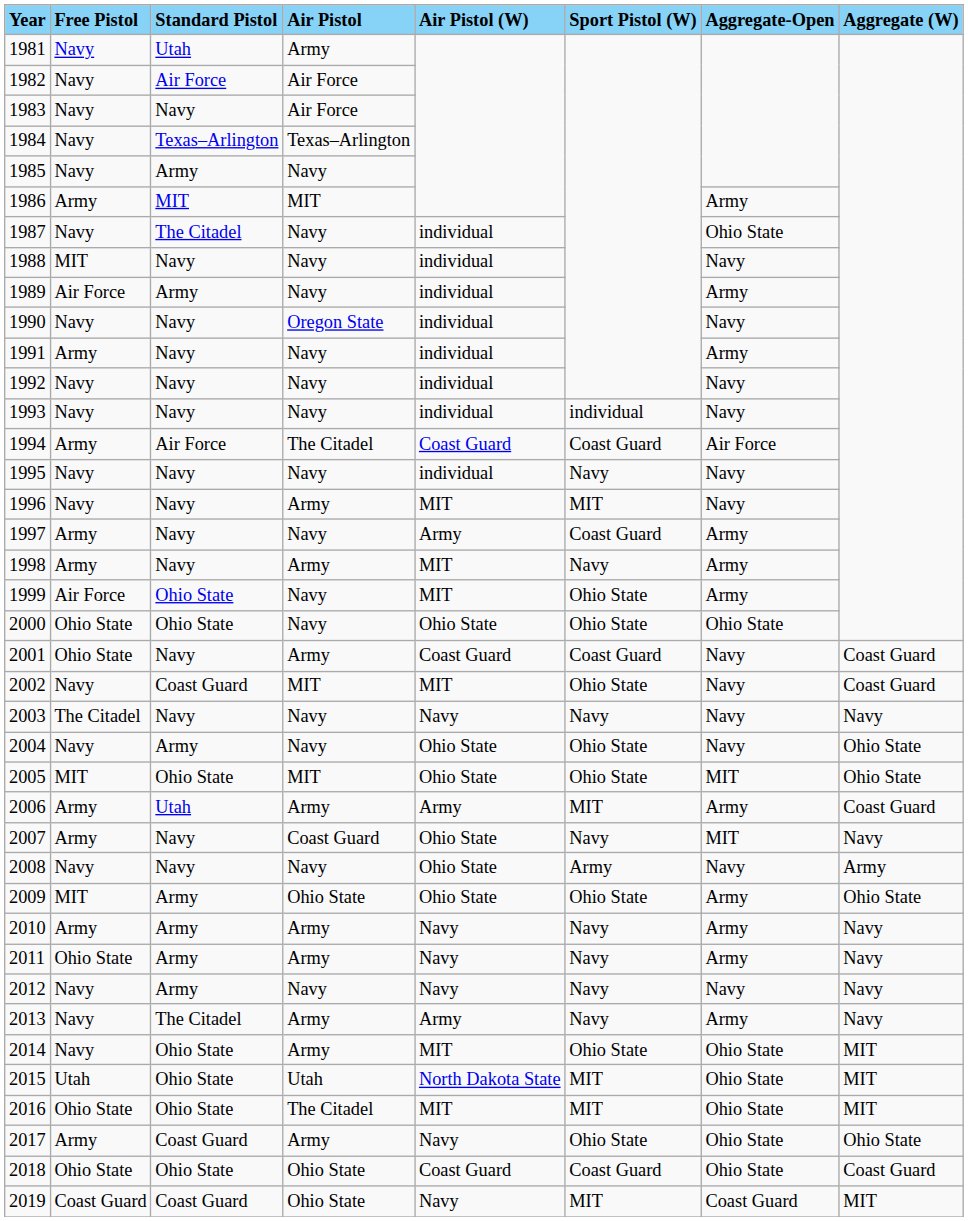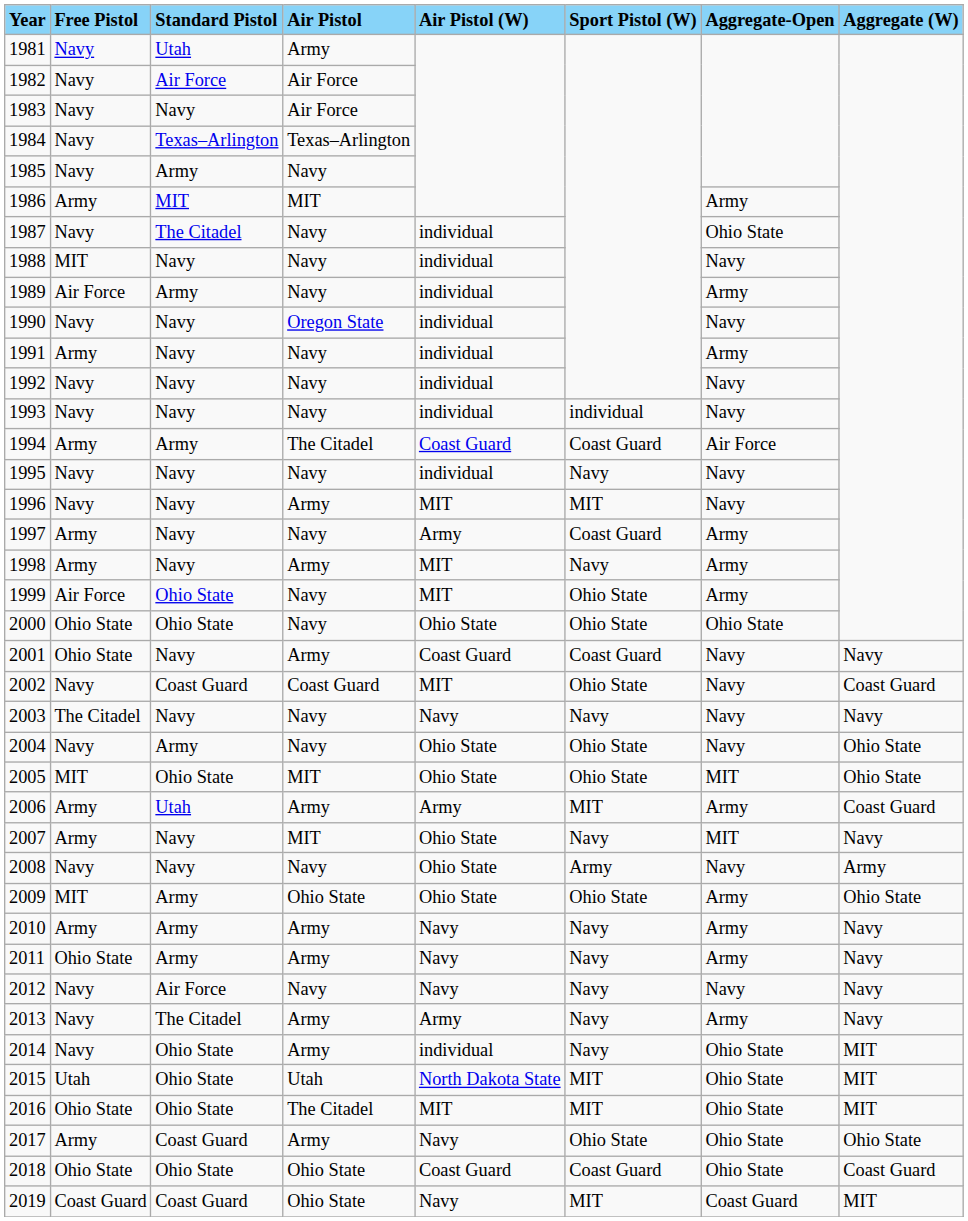(191, 443) Air Force -> (177, 443) Army
(889, 655) Coast Guard -> (863, 655) Navy
(304, 685) MIT -> (333, 685) Coast Guard
(333, 837) Coast Guard -> (304, 837) MIT
(177, 988) Army -> (191, 988) Air Force
(436, 1049) MIT -> (456, 1049) individual
(608, 1049) Ohio State -> (589, 1049) Navy
